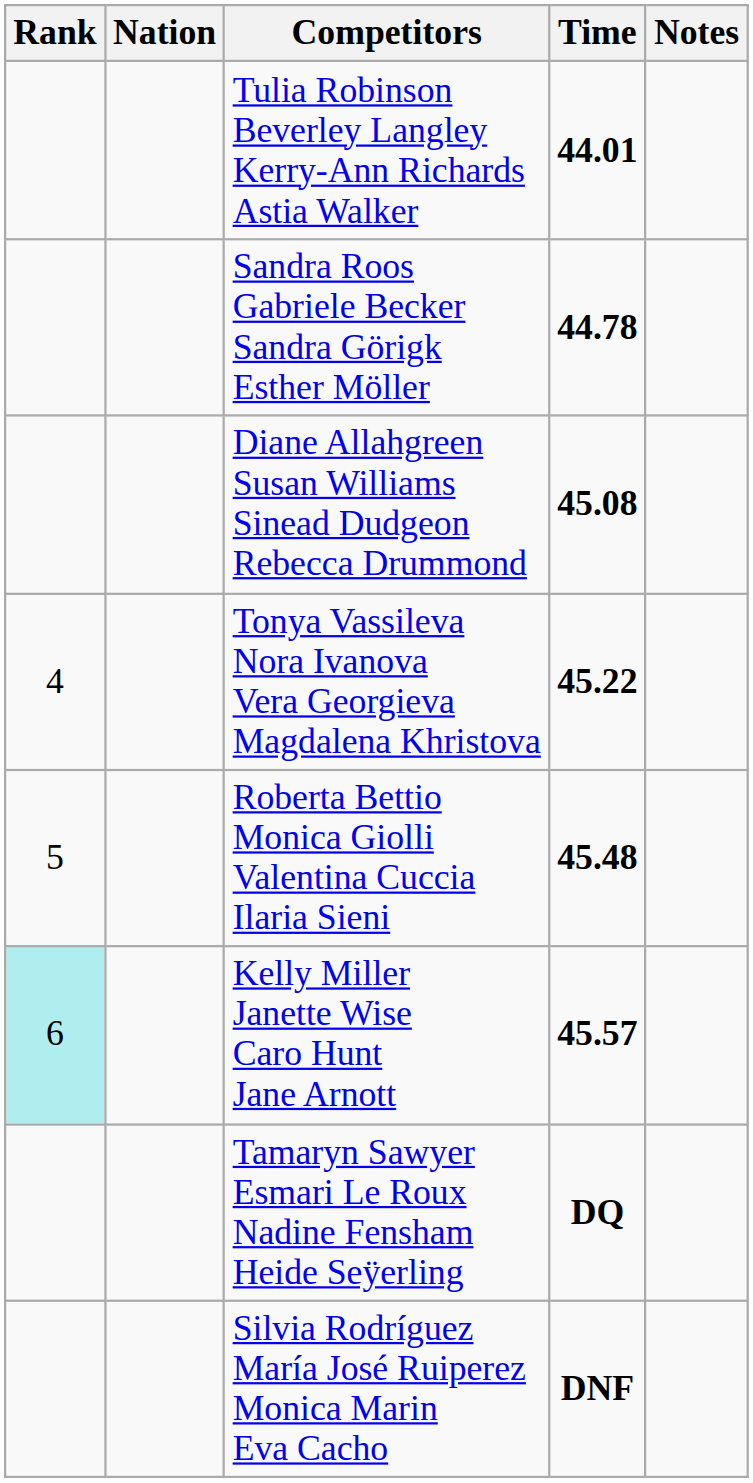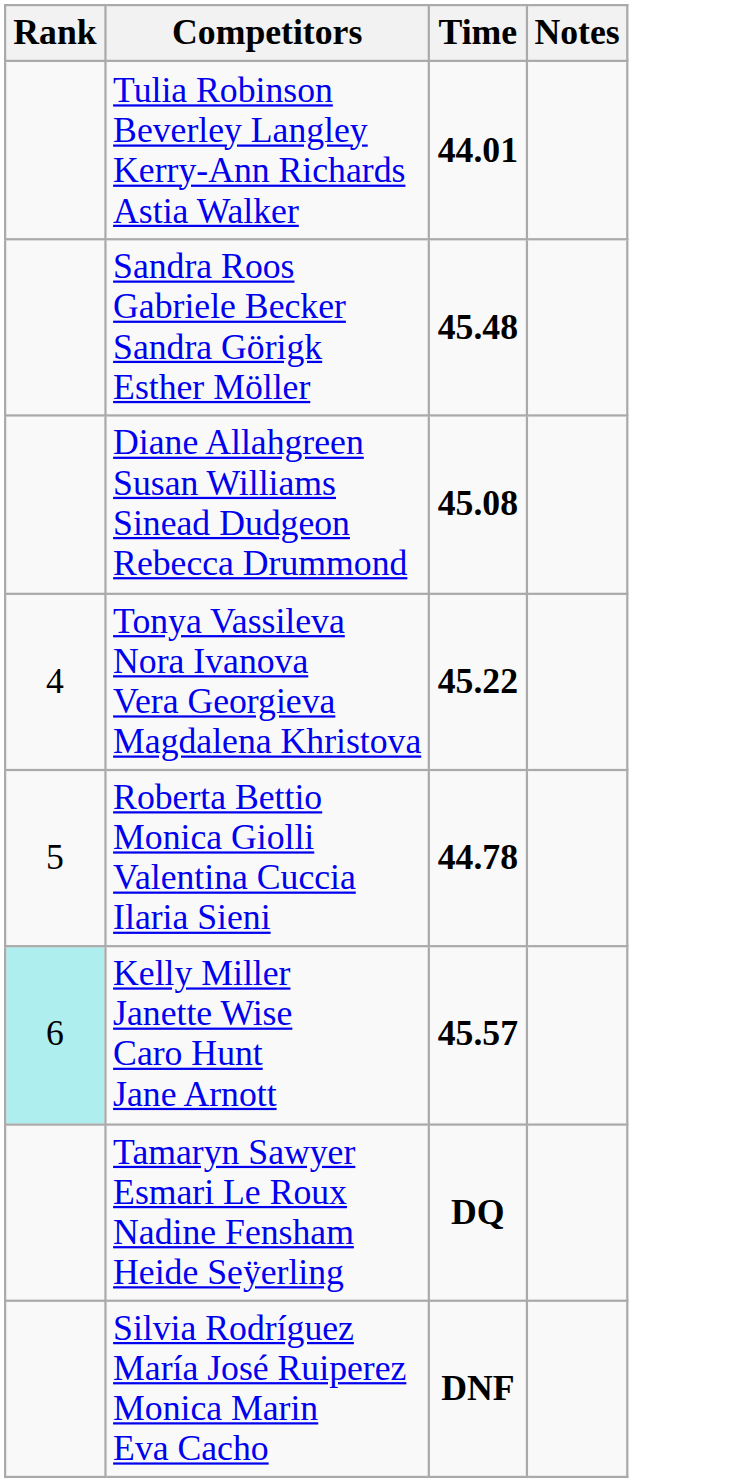- column: (165, 32)
(597, 326) 44.78 -> (478, 326) 45.48
(597, 857) 45.48 -> (478, 857) 44.78
